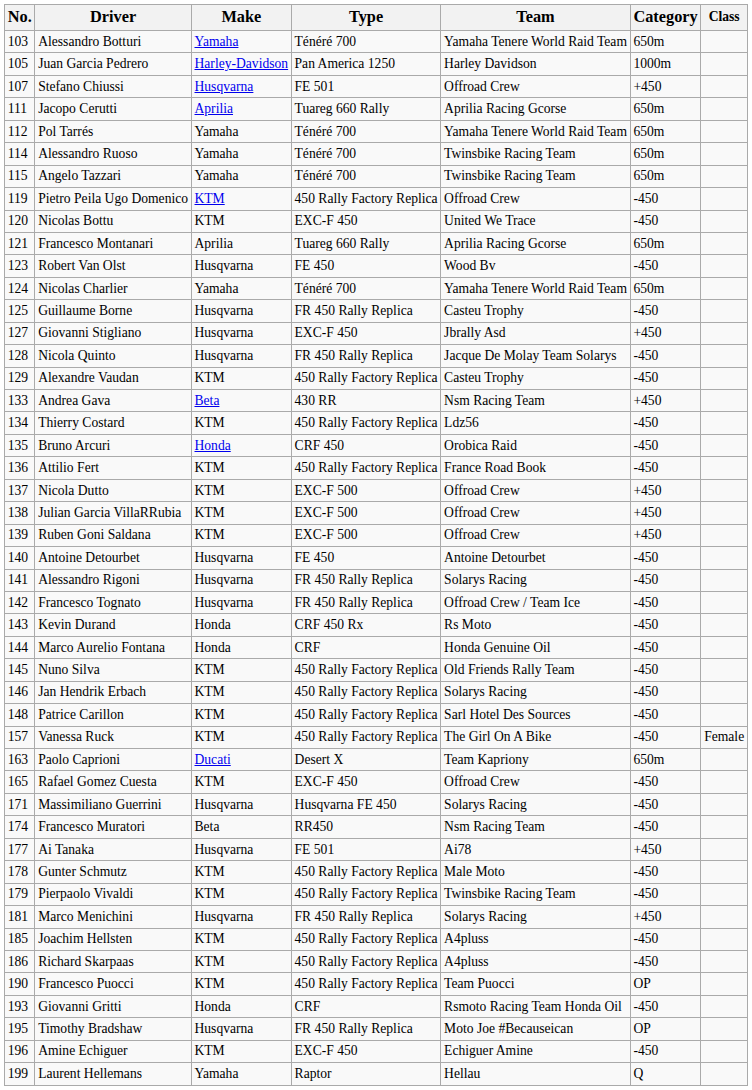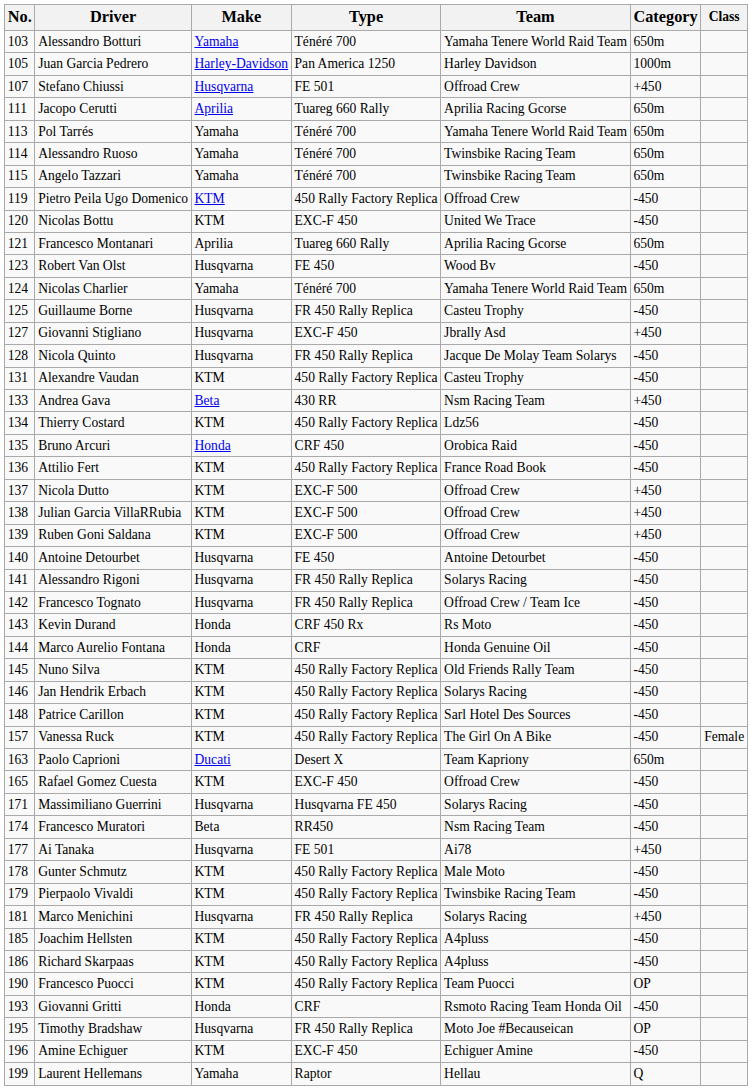(18, 131) 112 -> (18, 131) 113
(18, 378) 129 -> (18, 378) 131
